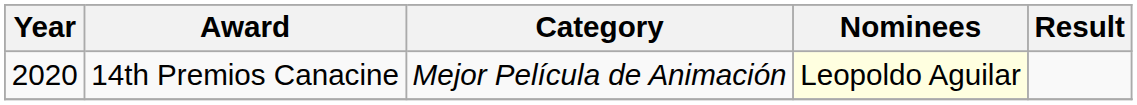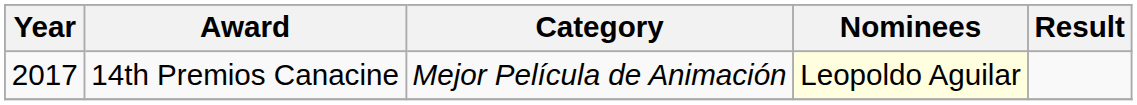(45, 74) 2020 -> (45, 74) 2017
